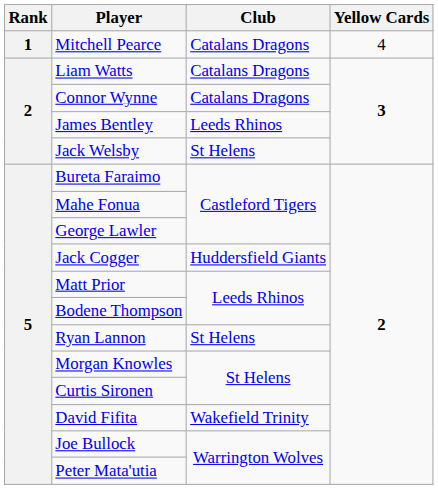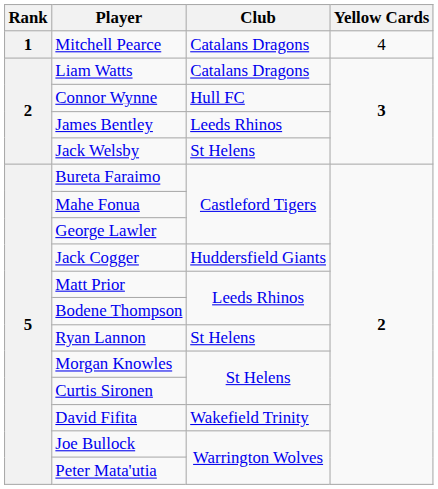(250, 97) Catalans Dragons -> (218, 97) Hull FC
